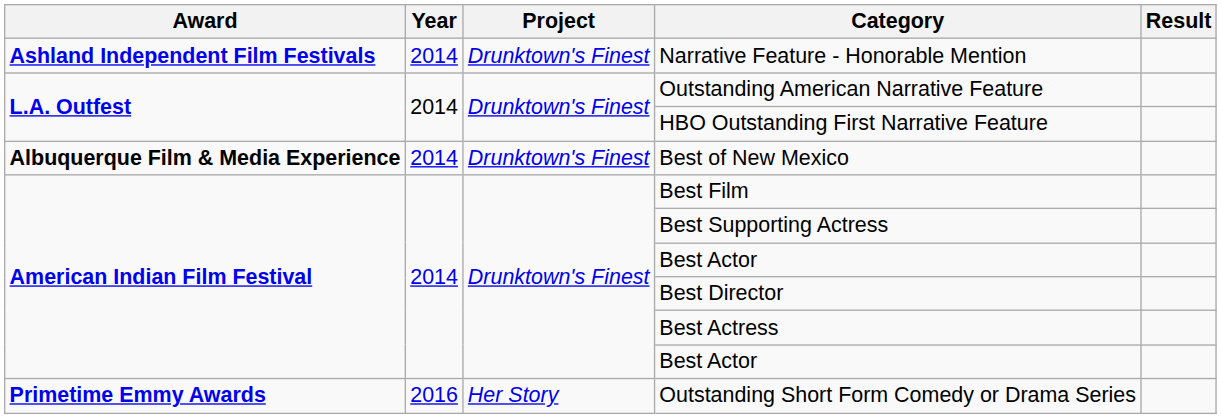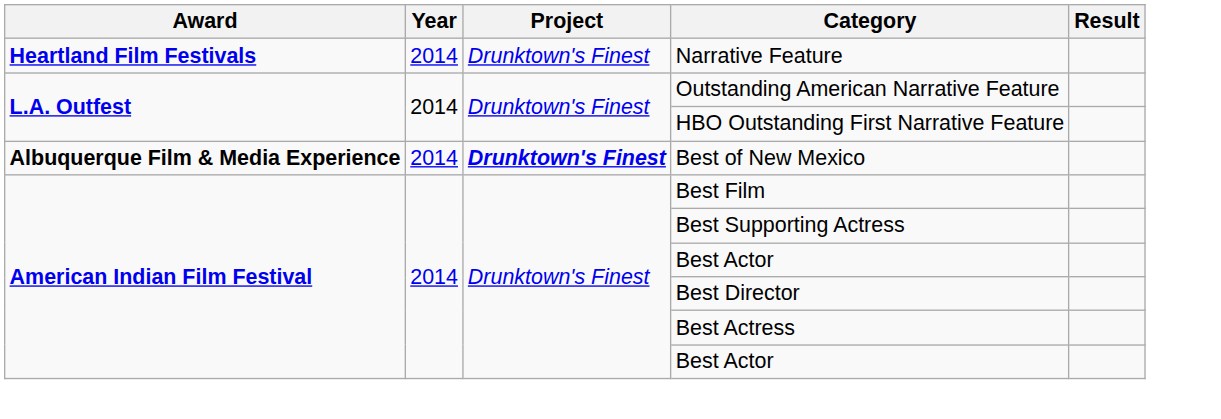- row: (192, 55)
+ row: (133, 55)
(559, 157) normal -> (567, 157) bold
- row: (138, 395)
